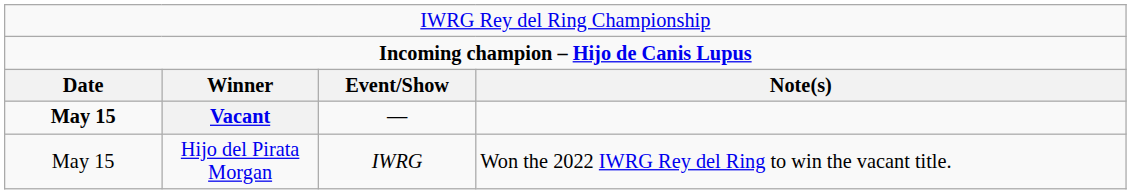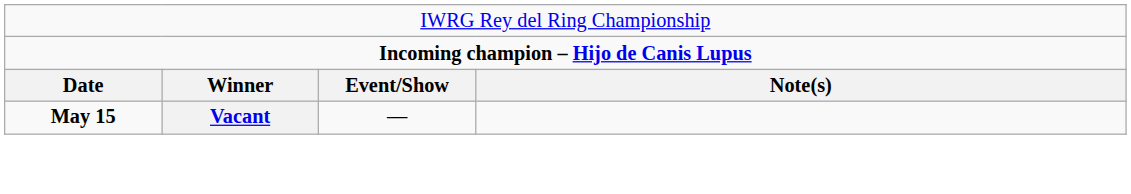- row: (240, 160)
